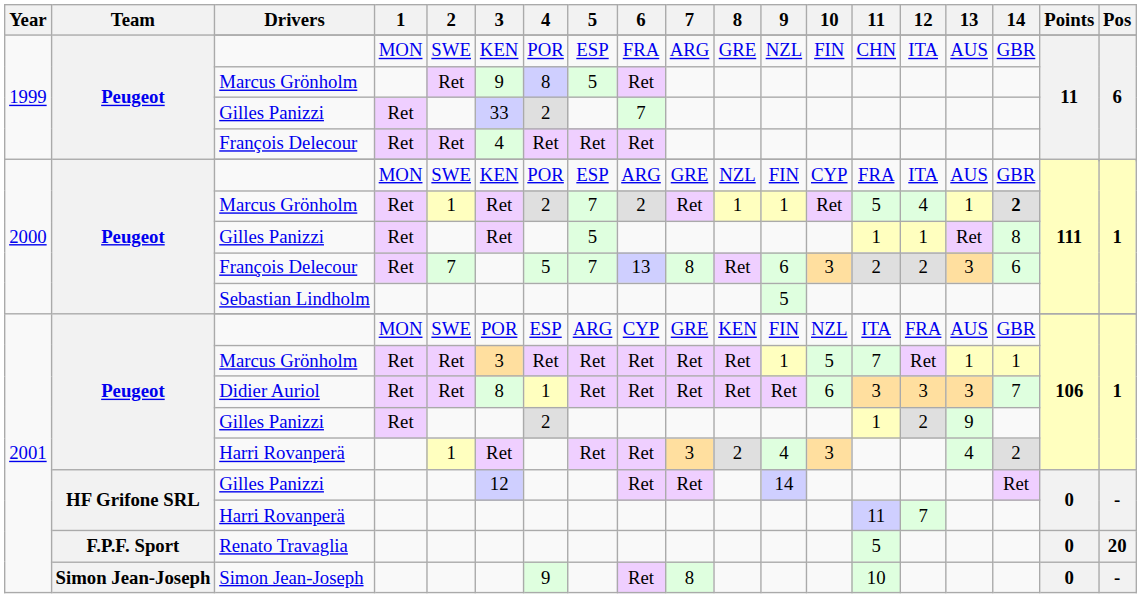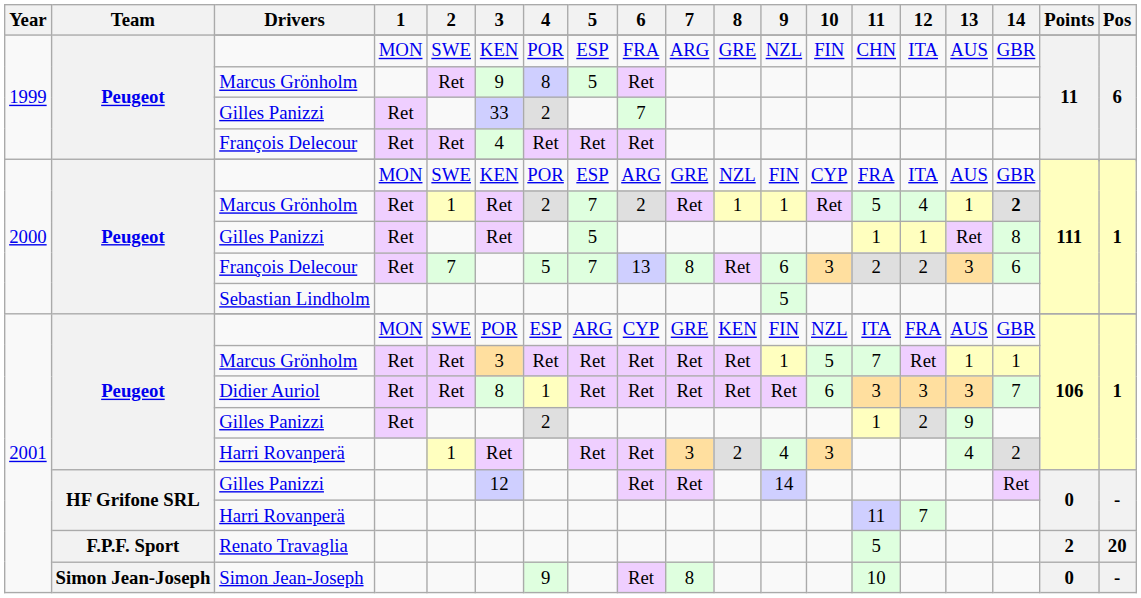(1069, 545) 0 -> (1069, 545) 2
